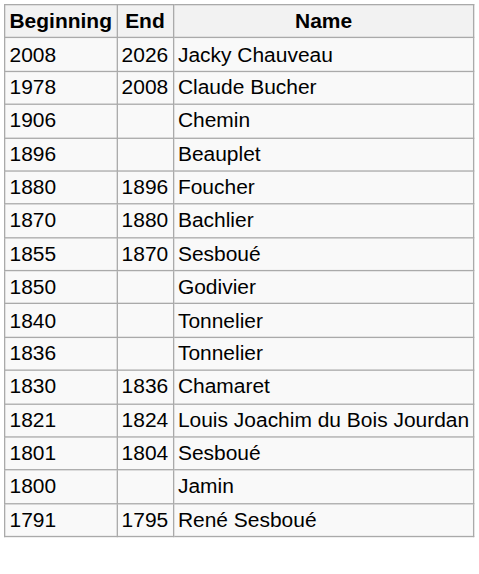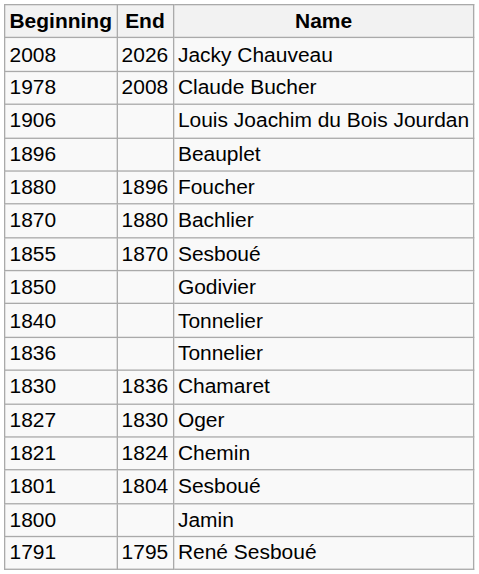(214, 120) Chemin -> (324, 120) Louis Joachim du Bois Jourdan
+ row: (33, 420)
(324, 420) Louis Joachim du Bois Jourdan -> (214, 453) Chemin
